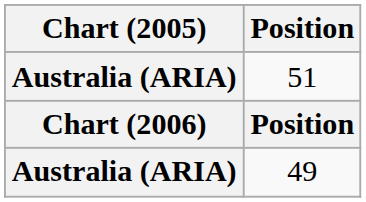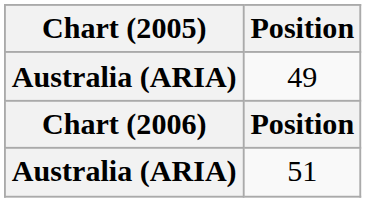rows swapped: (302, 76) <-> (302, 171)
